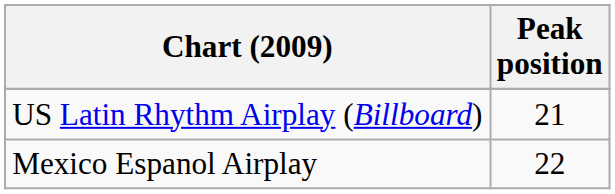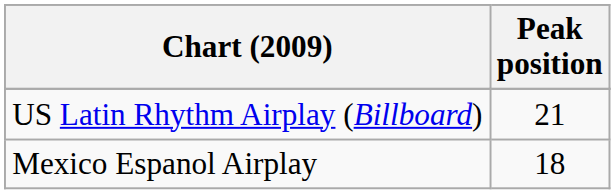(550, 163) 22 -> (550, 163) 18
